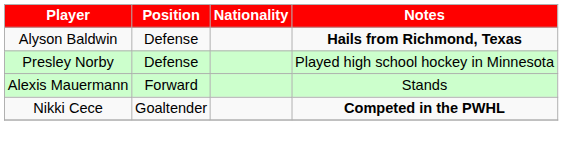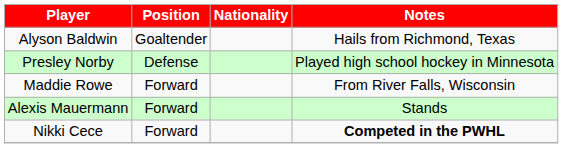(171, 39) Defense -> (171, 39) Goaltender
(424, 39) bold -> (424, 39) normal
+ row: (68, 85)
(171, 108) Goaltender -> (171, 131) Forward
